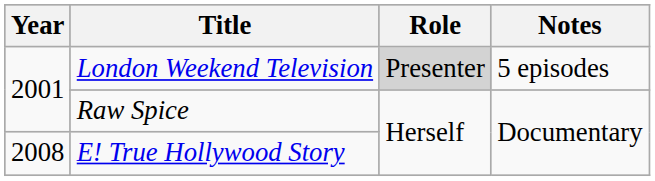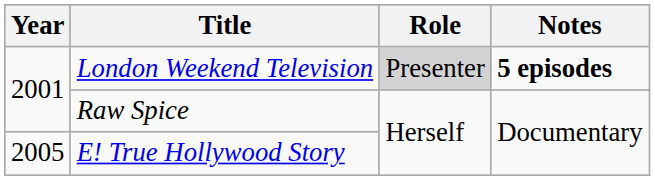(553, 68) normal -> (555, 68) bold
(38, 152) 2008 -> (38, 152) 2005
